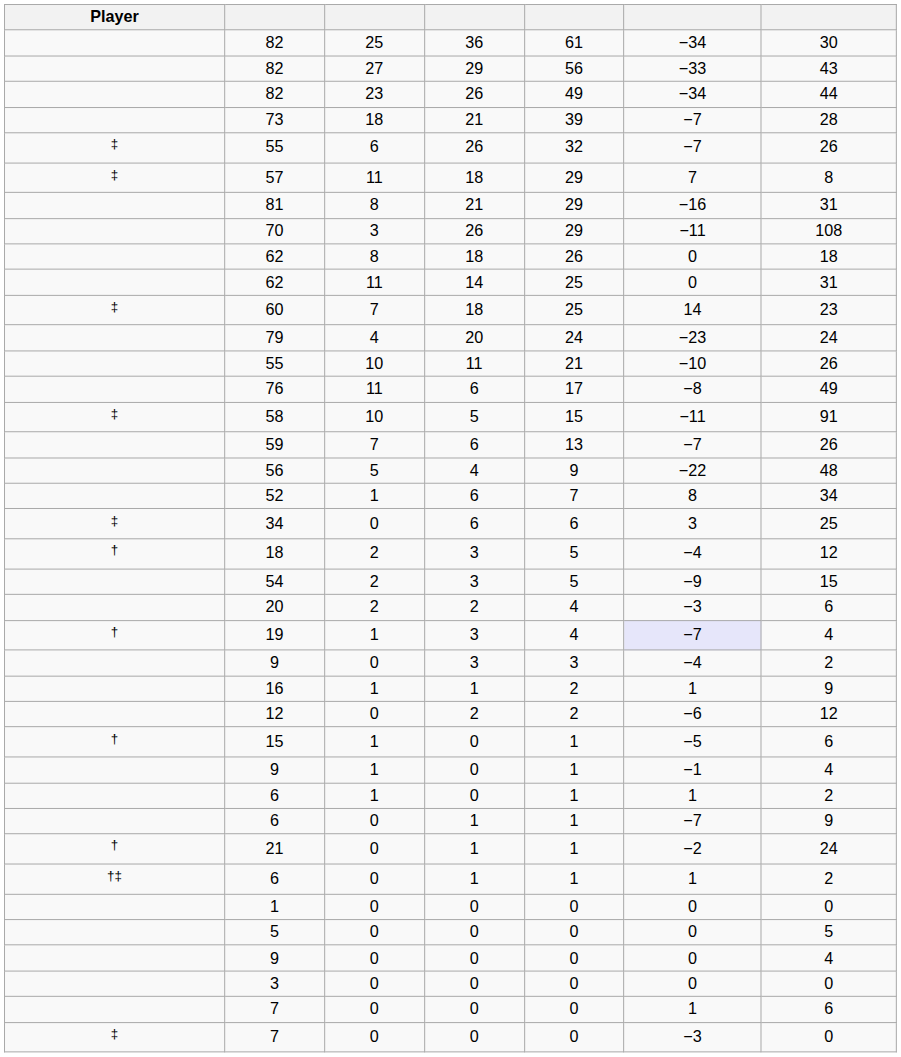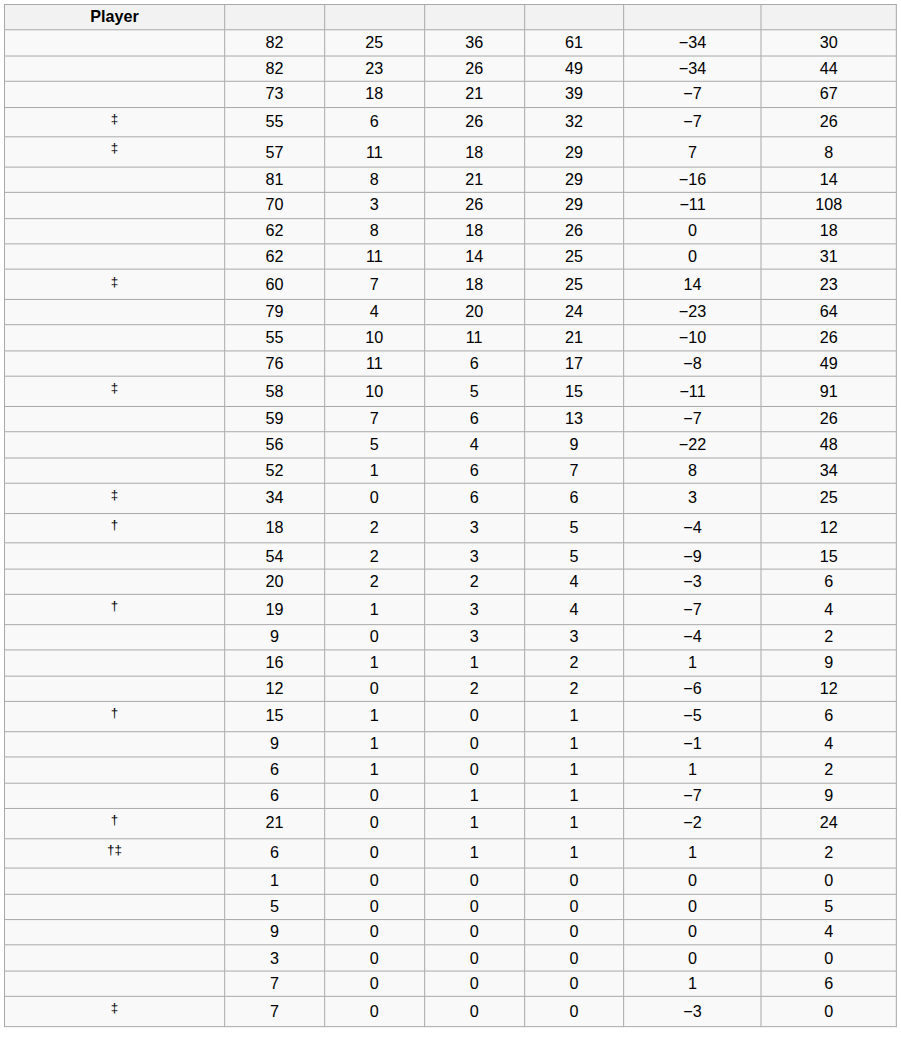- row: (274, 68)
(829, 119) 28 -> (829, 94) 67
(829, 205) 31 -> (829, 179) 14
(829, 337) 24 -> (829, 312) 64
(693, 635) lavender background -> (693, 609) no background
